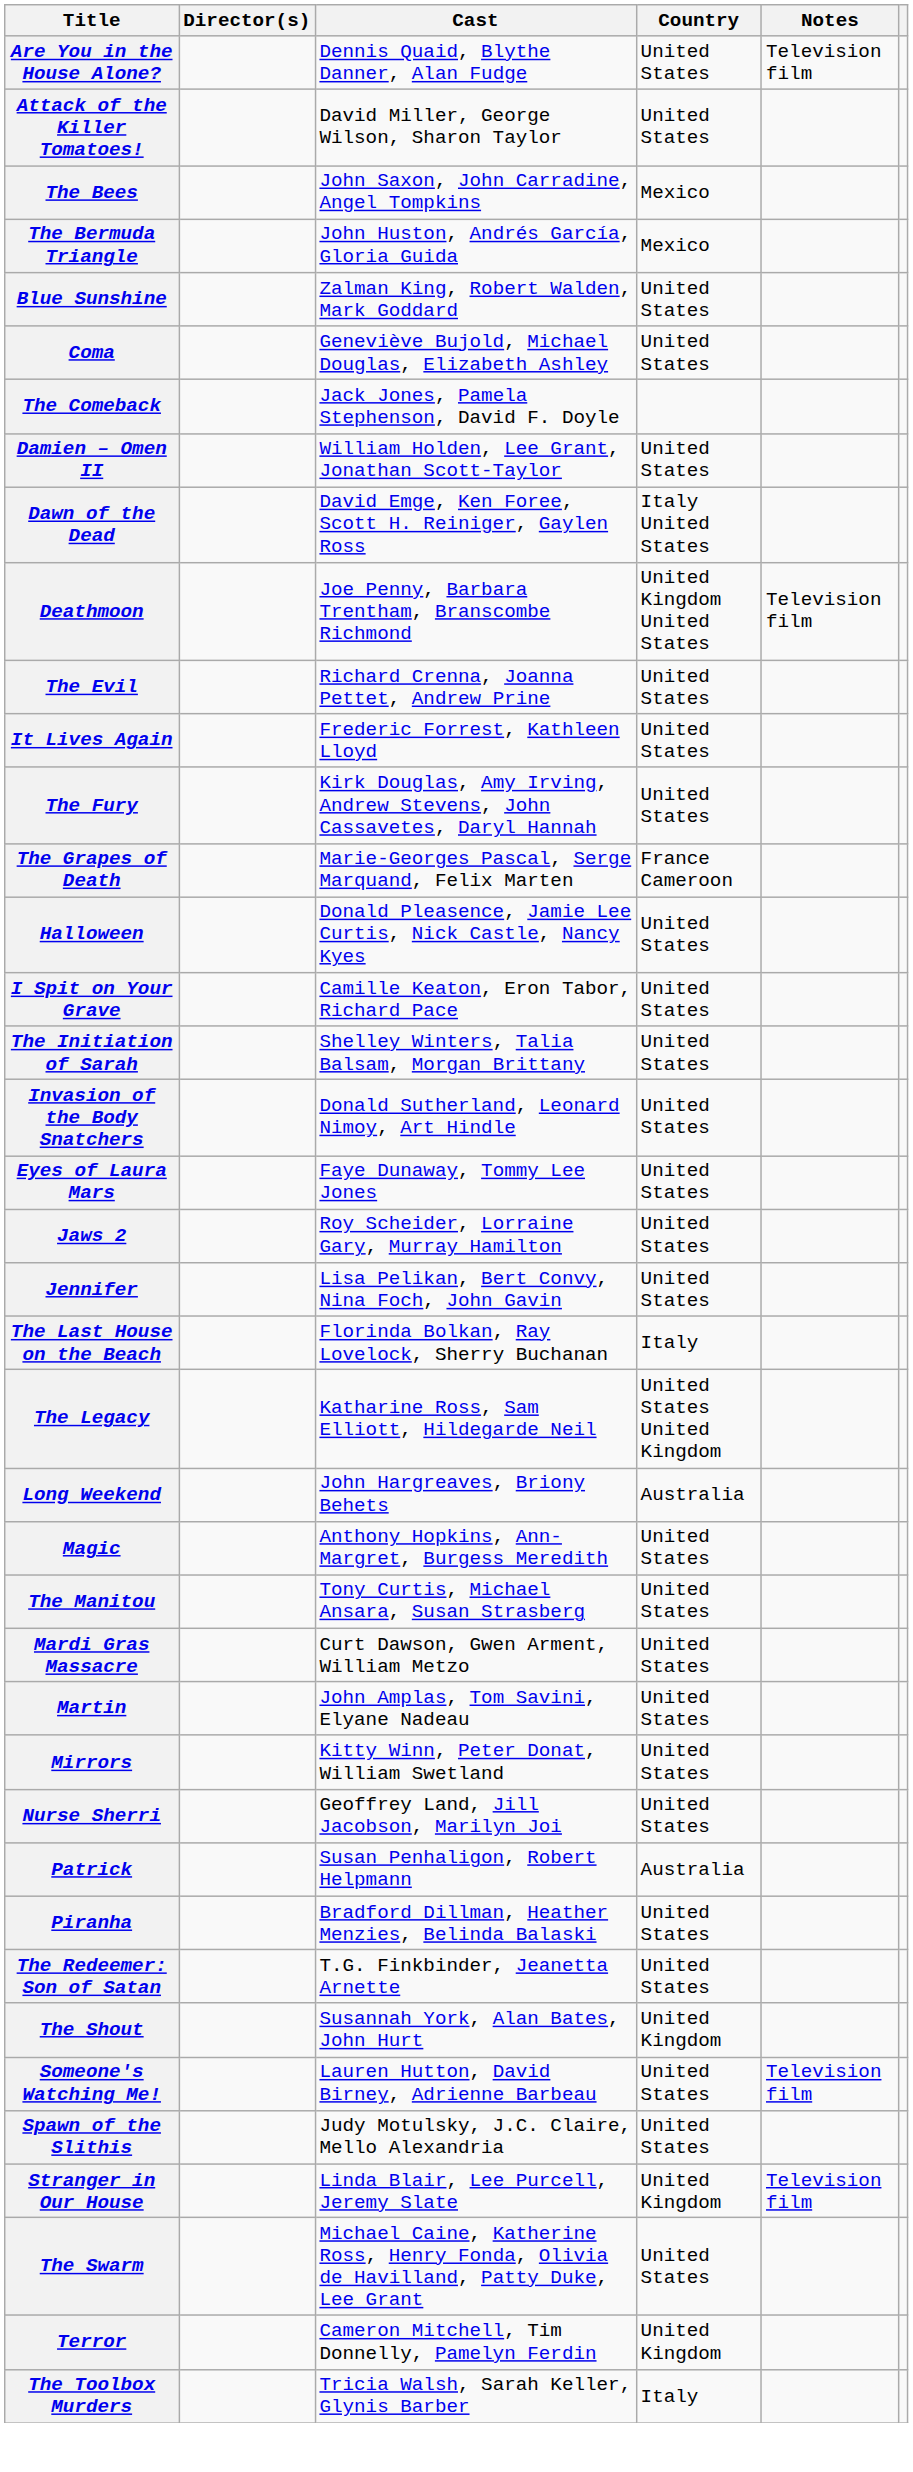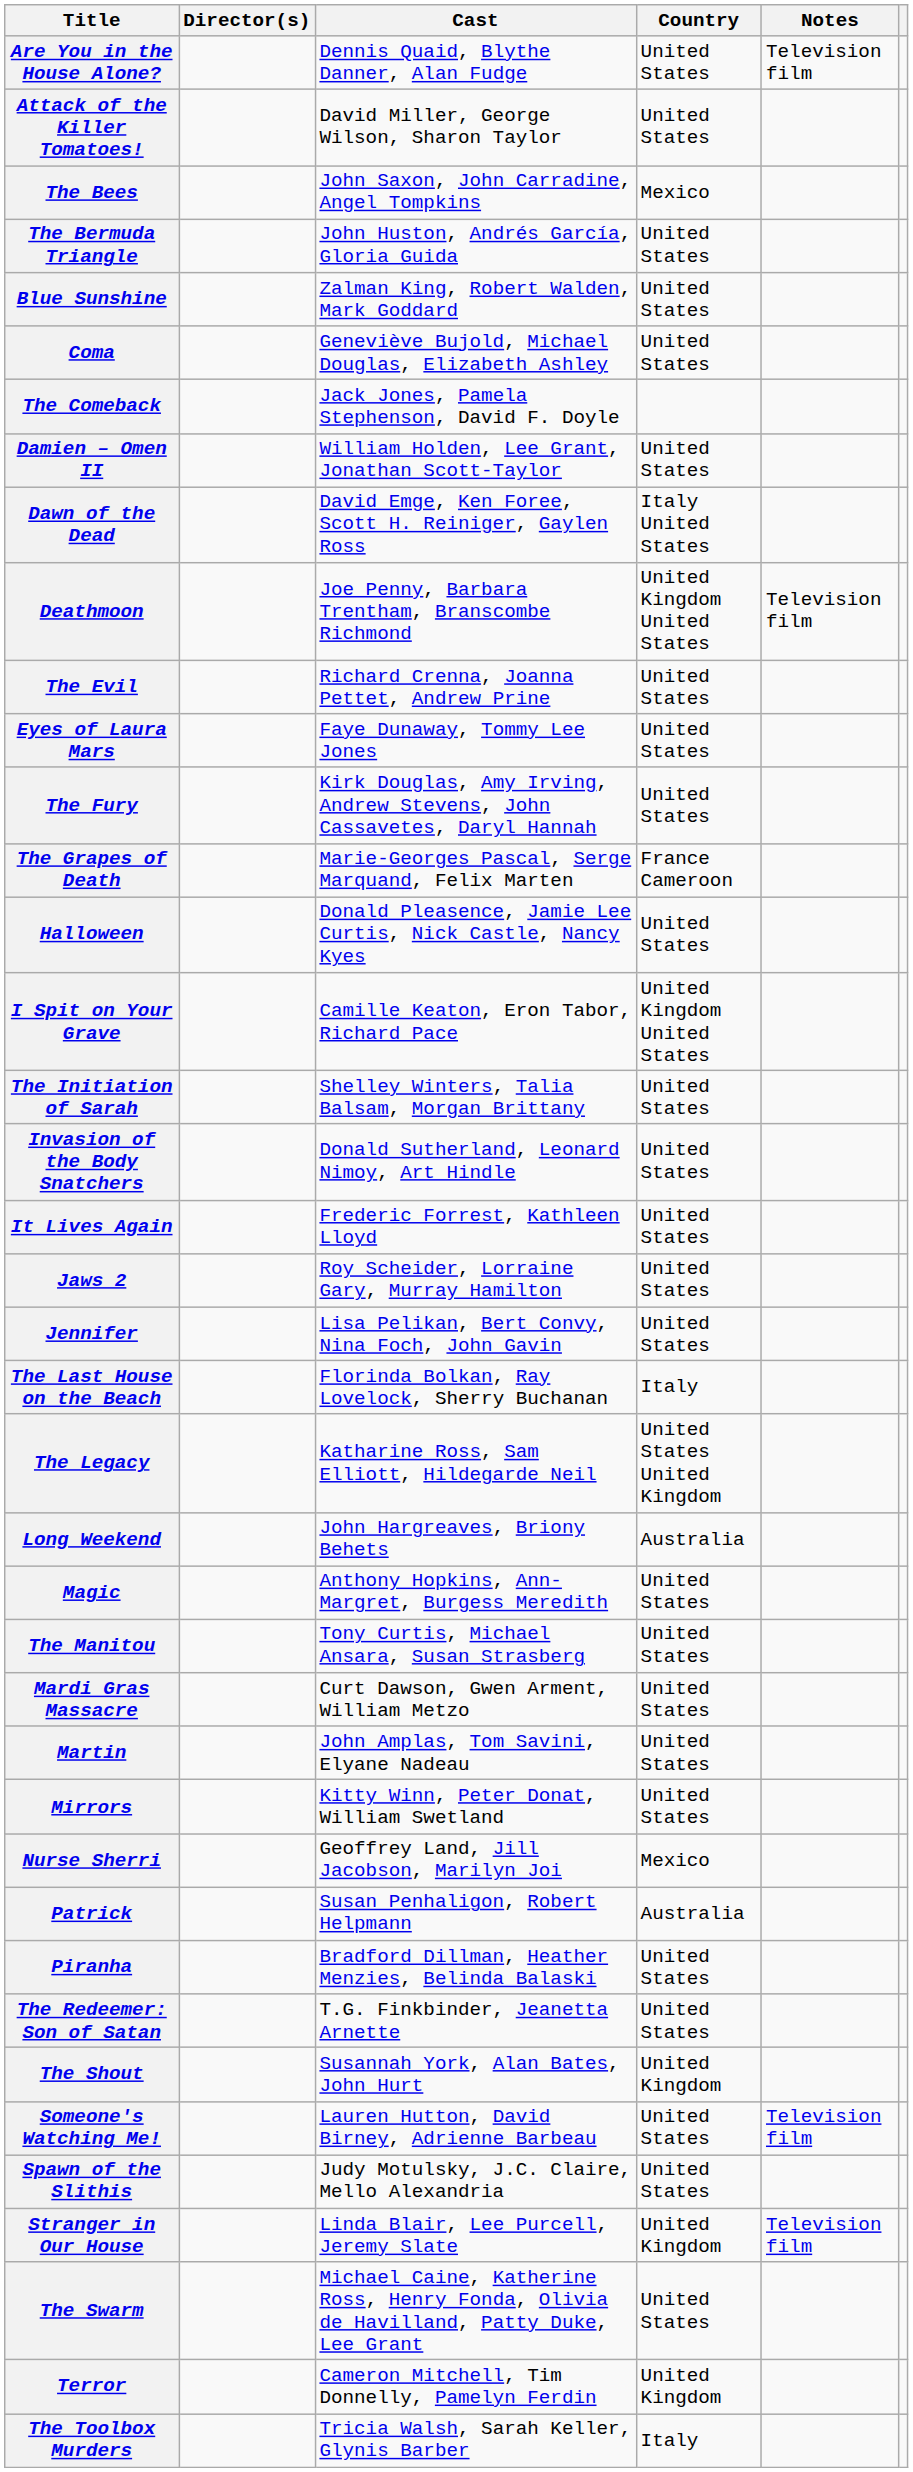(675, 246) Mexico -> (675, 246) United States
rows swapped: (92, 1182) <-> (92, 741)
(675, 999) United States -> (681, 1022) United Kingdom United States
(675, 1816) United States -> (675, 1860) Mexico
